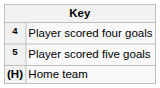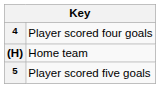rows swapped: (15, 52) <-> (15, 74)
